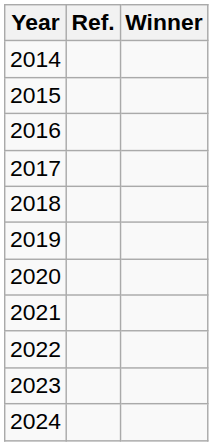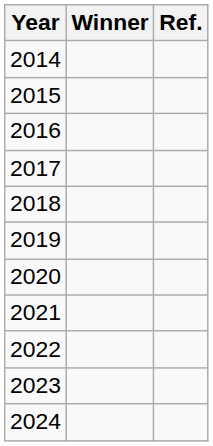columns swapped: (164, 22) <-> (93, 22)
